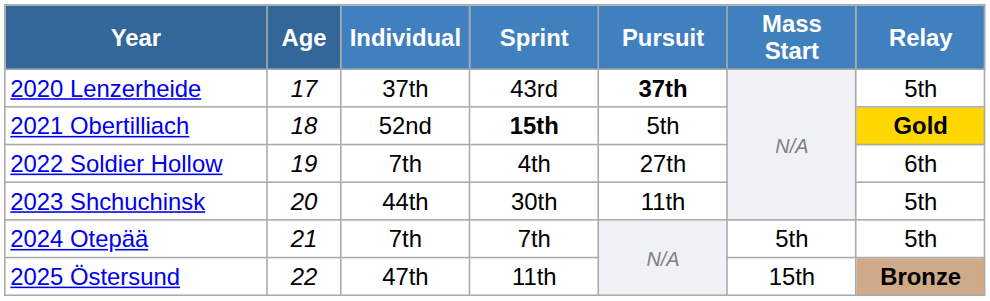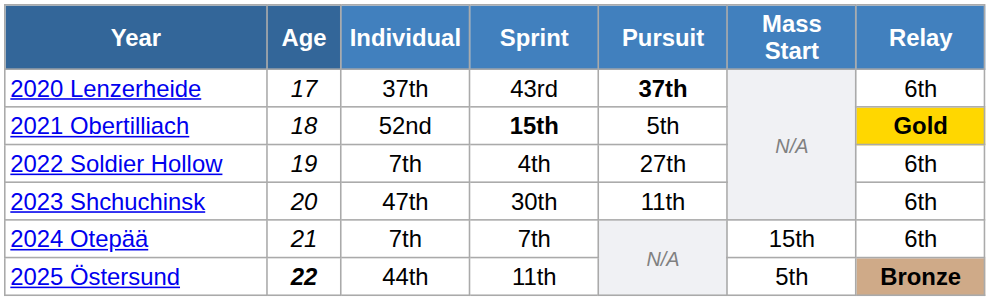(921, 88) 5th -> (921, 88) 6th
(405, 202) 44th -> (405, 202) 47th
(921, 202) 5th -> (921, 202) 6th
(792, 239) 5th -> (792, 239) 15th
(921, 239) 5th -> (921, 239) 6th
(304, 277) normal -> (304, 277) bold
(405, 277) 47th -> (405, 277) 44th
(792, 277) 15th -> (792, 277) 5th
